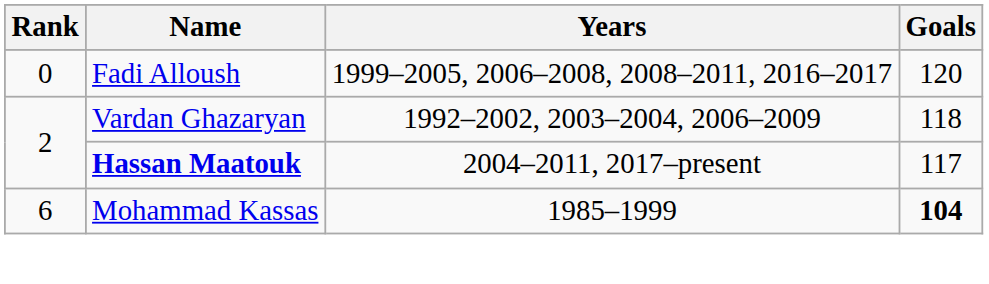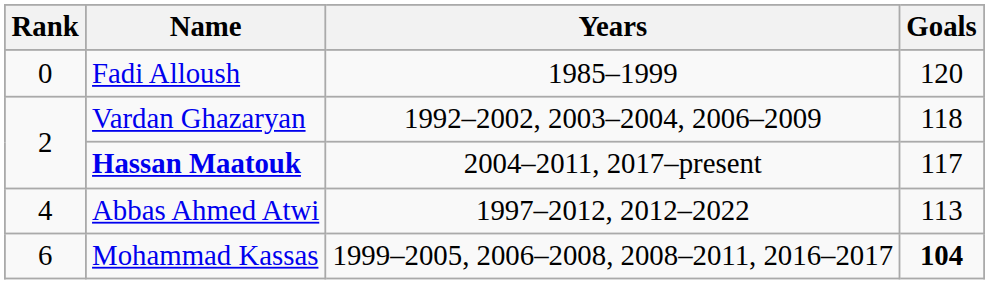(612, 73) 1999–2005, 2006–2008, 2008–2011, 2016–2017 -> (613, 73) 1985–1999
+ row: (206, 210)
(612, 210) 1985–1999 -> (613, 255) 1999–2005, 2006–2008, 2008–2011, 2016–2017
